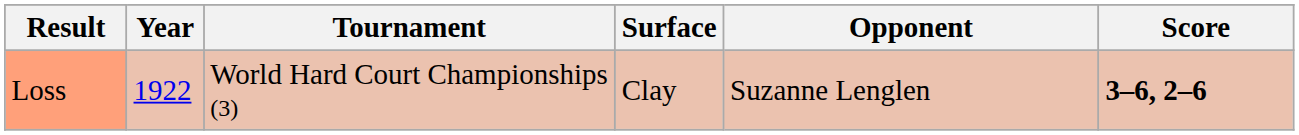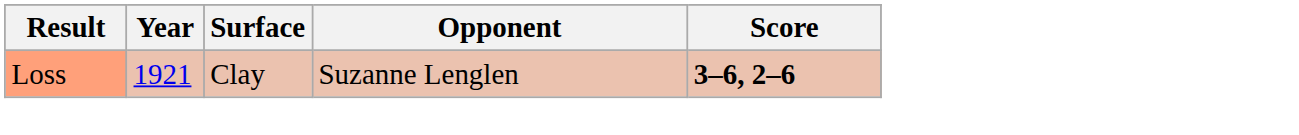- column: (409, 27)
(162, 89) 1922 -> (162, 73) 1921
